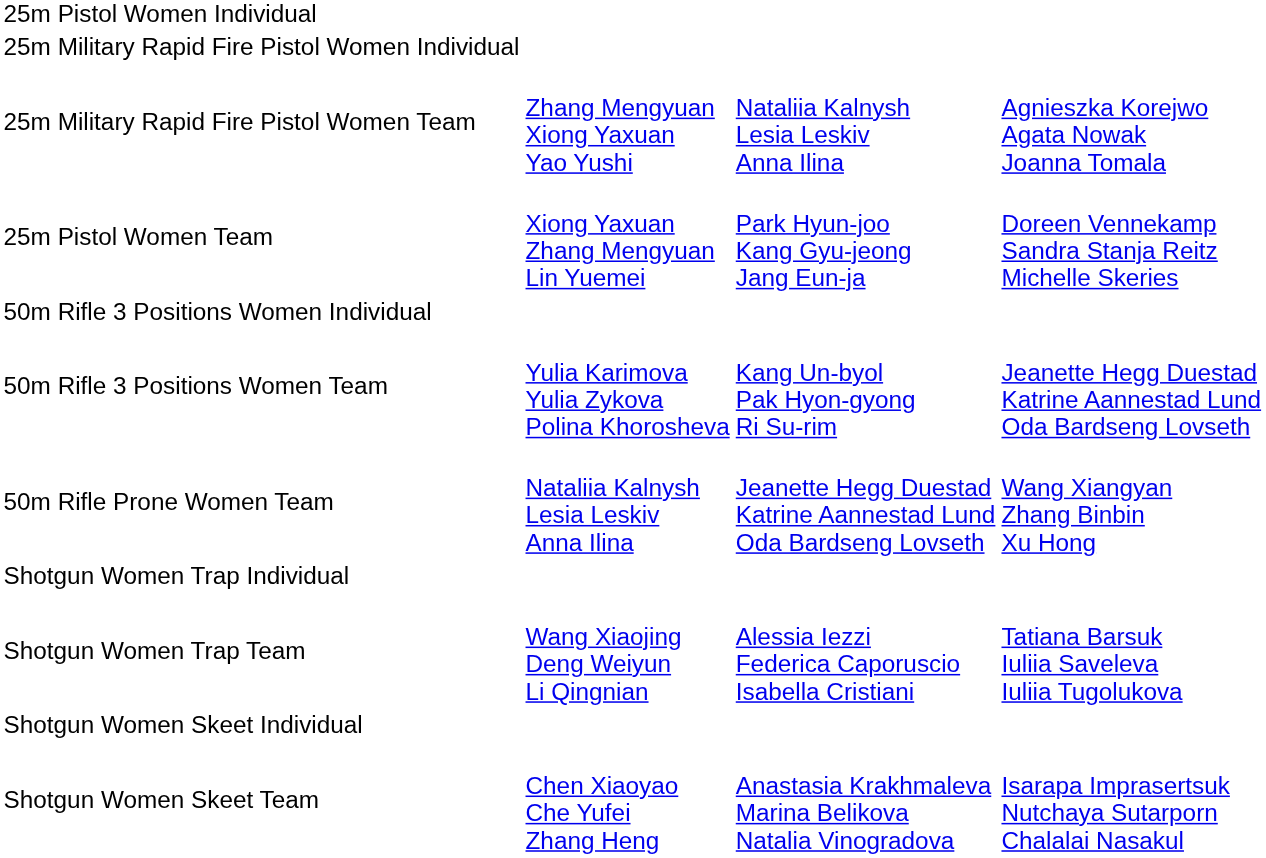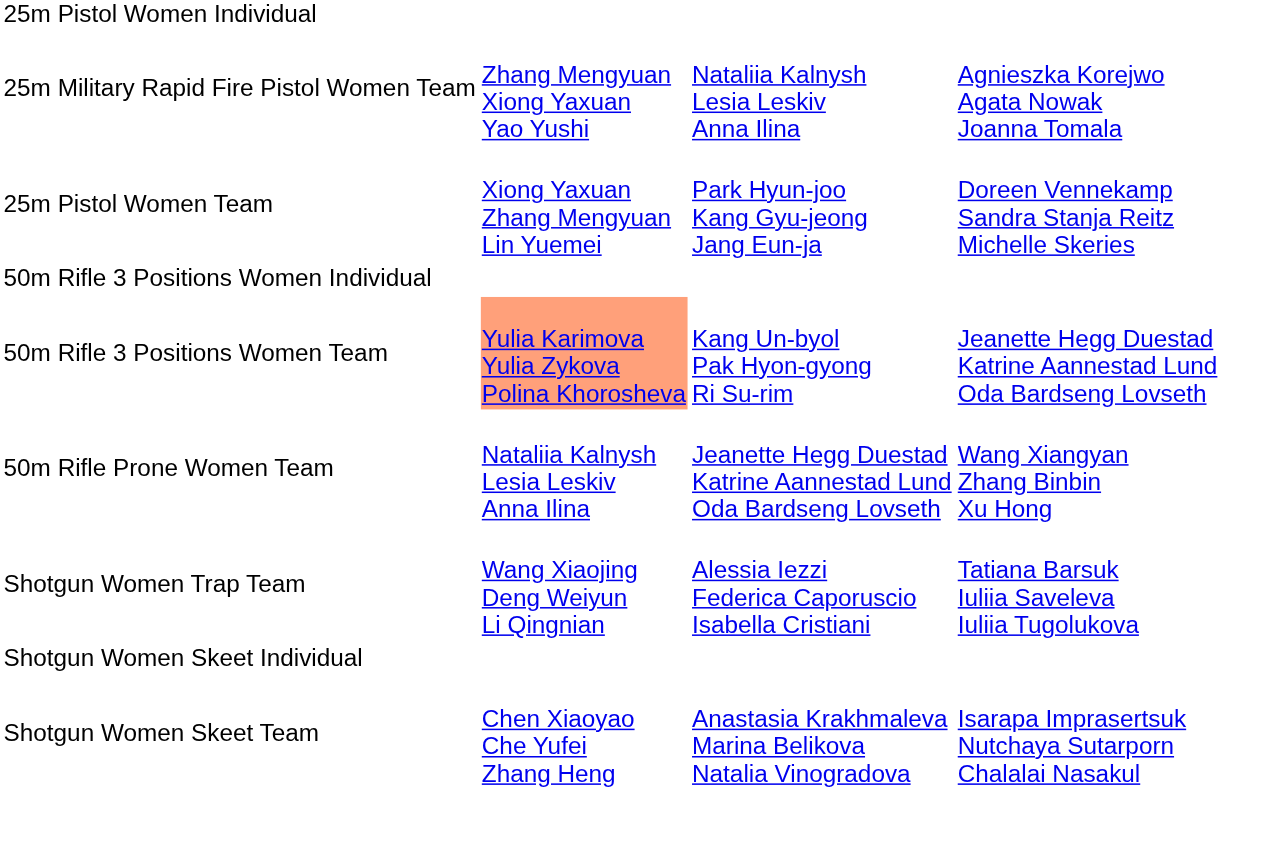- row: (261, 47)
(628, 400) no background -> (584, 366) lightsalmon background
- row: (176, 576)
